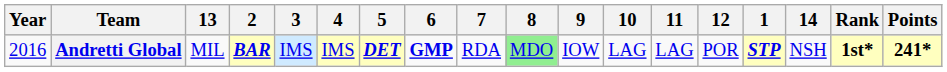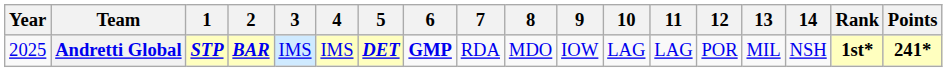columns swapped: (764, 19) <-> (207, 19)
(28, 50) 2016 -> (28, 50) 2025
(532, 50) lightgreen background -> (531, 50) no background
